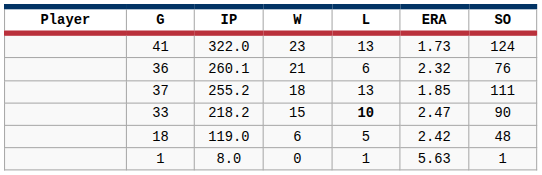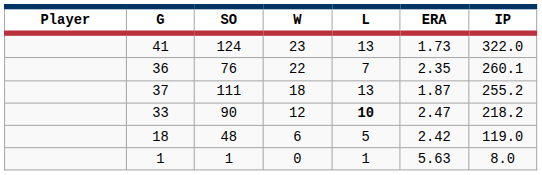columns swapped: (229, 20) <-> (503, 20)
(297, 69) 21 -> (297, 69) 22
(366, 69) 6 -> (366, 69) 7
(434, 69) 2.32 -> (434, 69) 2.35
(434, 92) 1.85 -> (434, 92) 1.87
(297, 114) 15 -> (297, 114) 12
